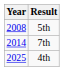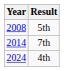(16, 58) 2025 -> (16, 58) 2024
